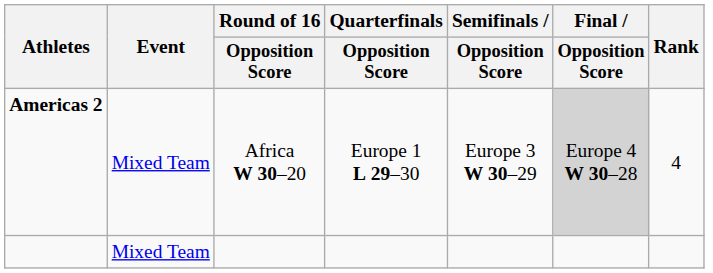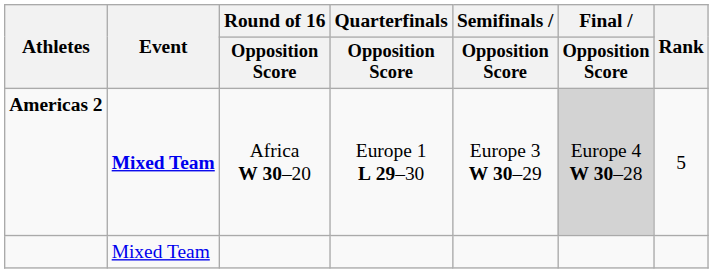(161, 162) normal -> (163, 162) bold
(676, 162) 4 -> (681, 162) 5
